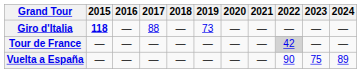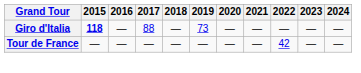(289, 44) lightgrey background -> (284, 44) no background
- row: (45, 60)
